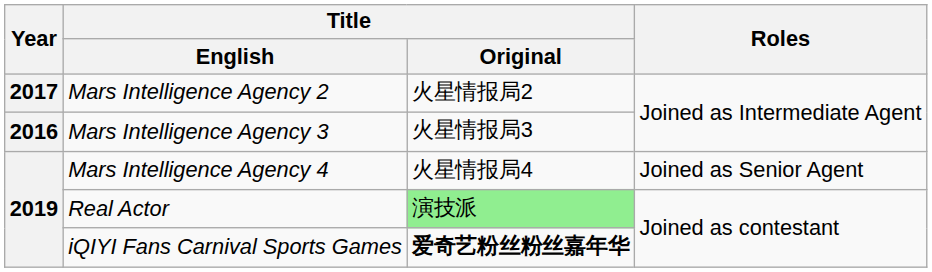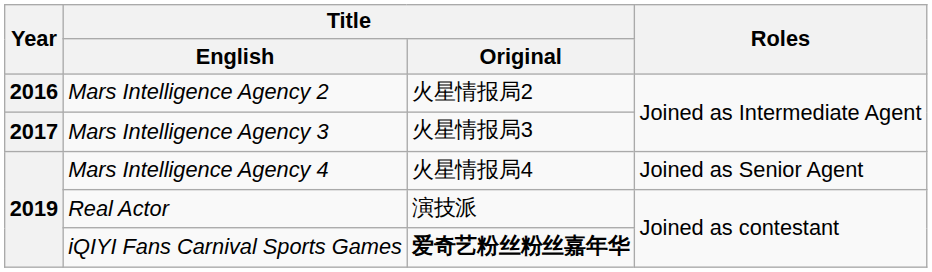(34, 92) 2017 -> (34, 92) 2016
(34, 131) 2016 -> (34, 131) 2017
(445, 207) lightgreen background -> (445, 207) no background
